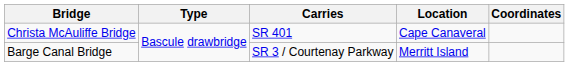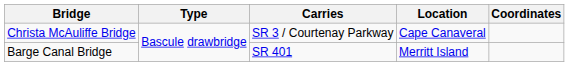(272, 33) SR 401 -> (323, 33) SR 3 / Courtenay Parkway
(323, 52) SR 3 / Courtenay Parkway -> (272, 52) SR 401
